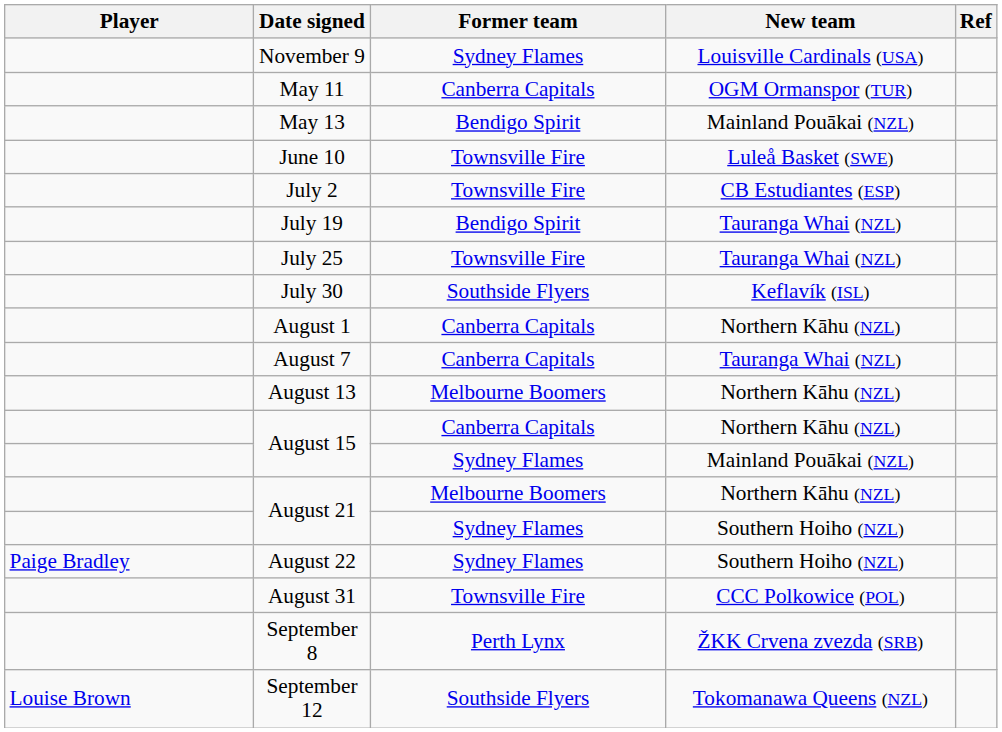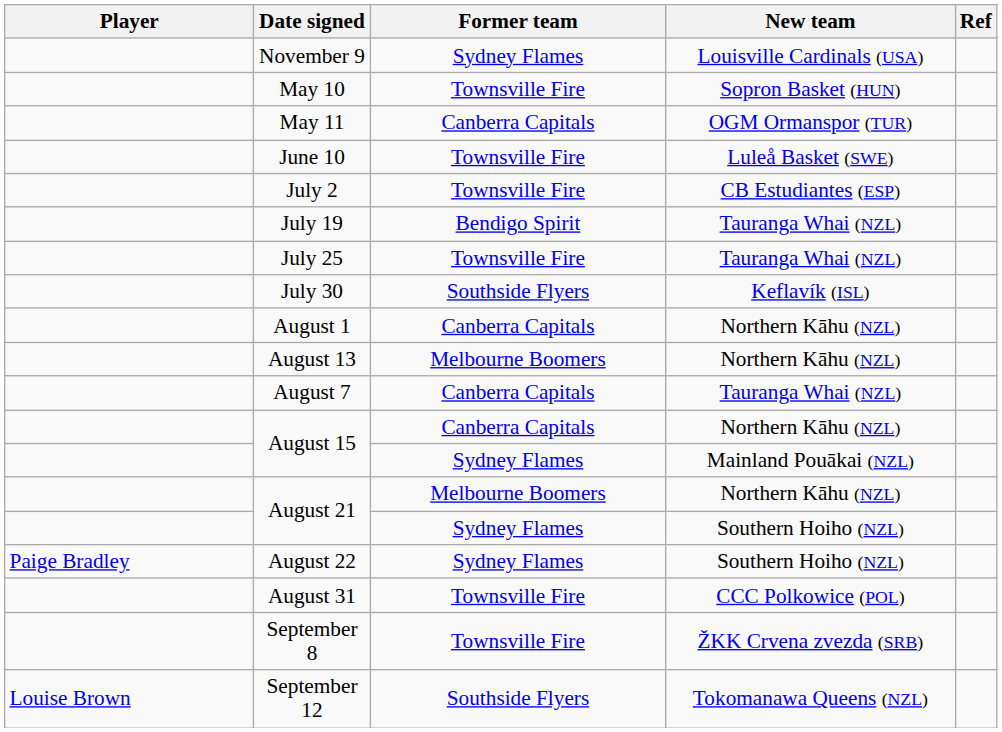+ row: (312, 88)
- row: (312, 122)
rows swapped: (312, 358) <-> (312, 392)
(518, 640) Perth Lynx -> (518, 640) Townsville Fire
